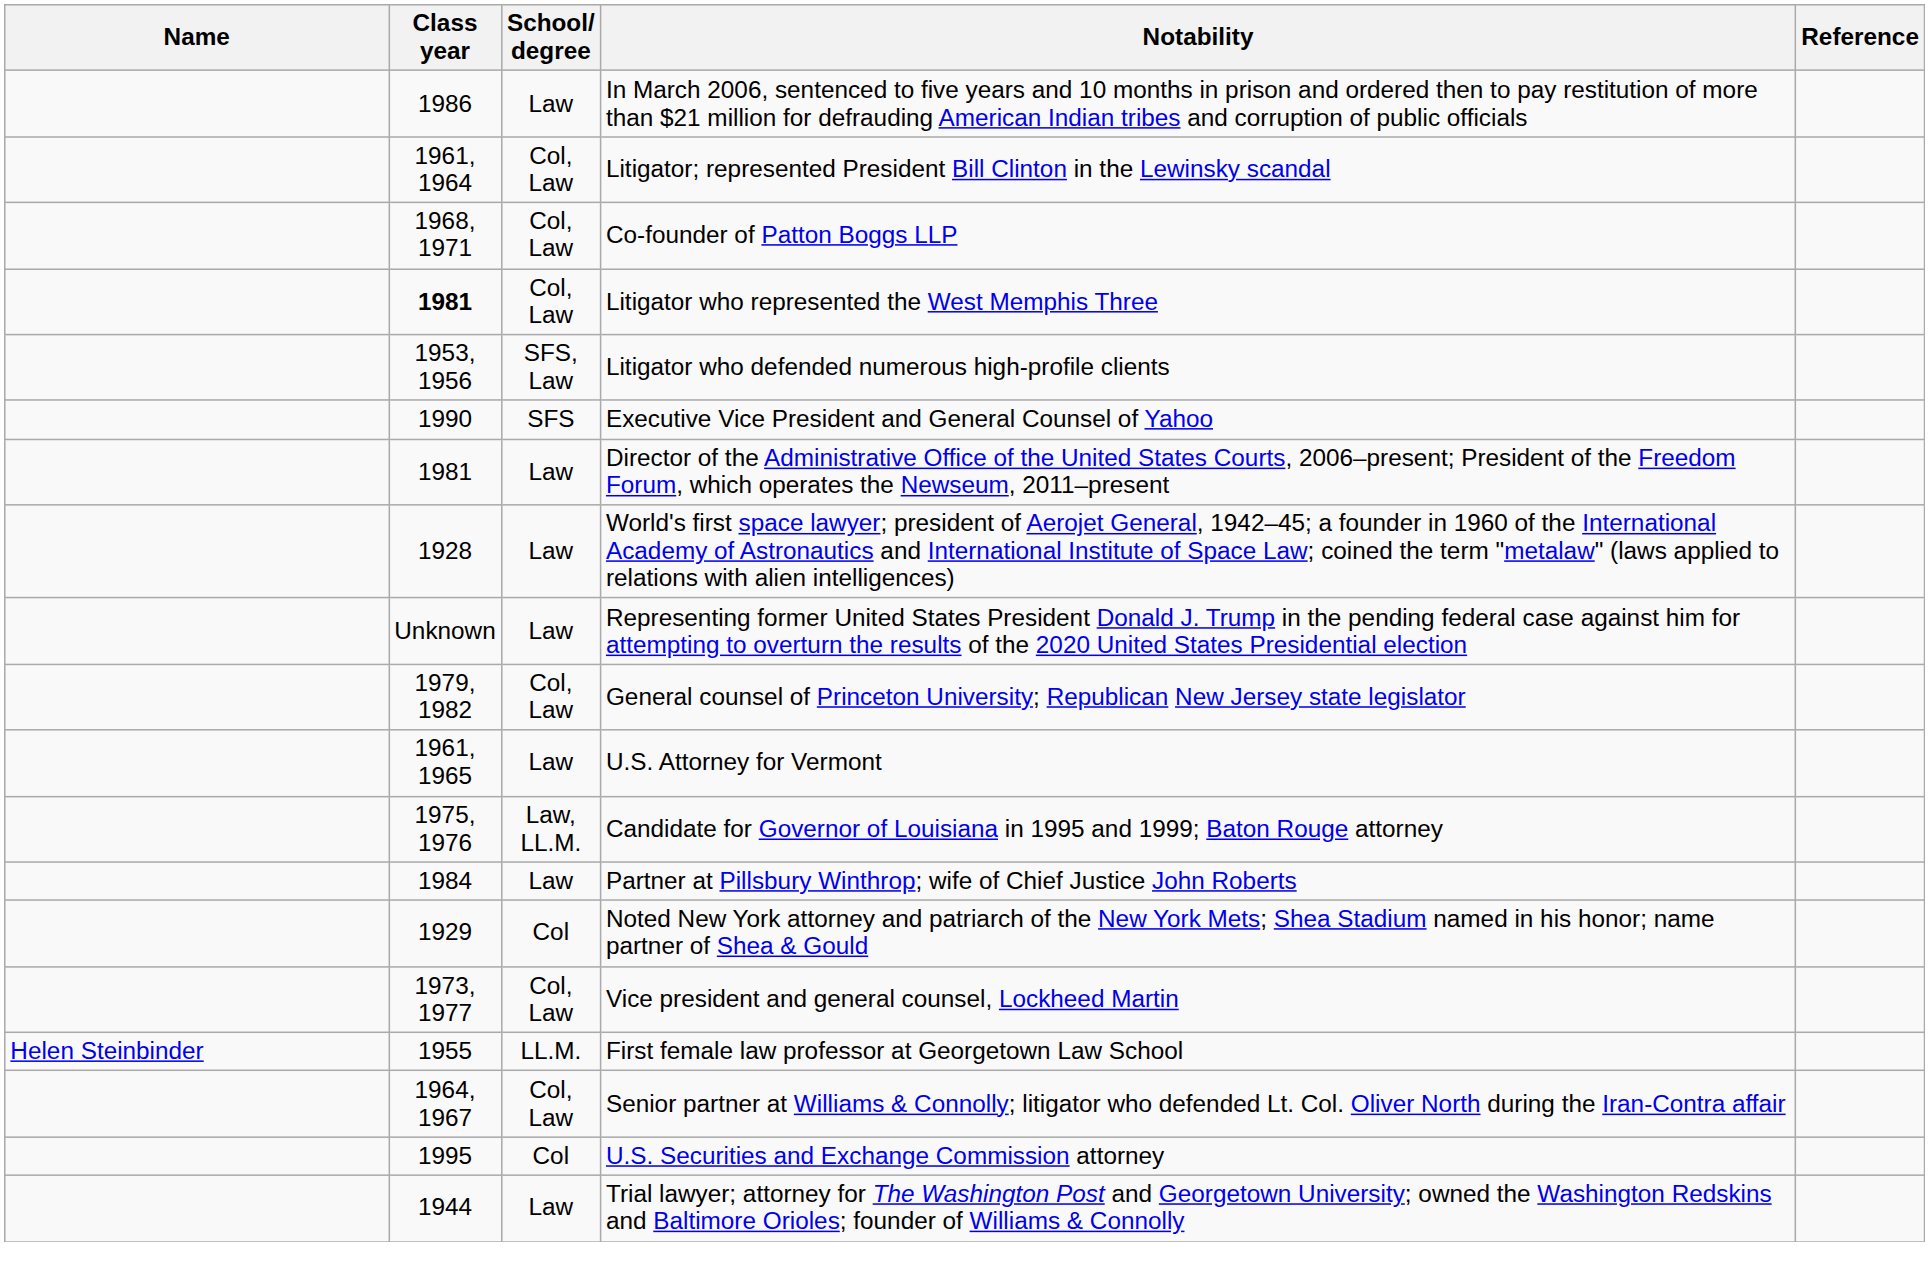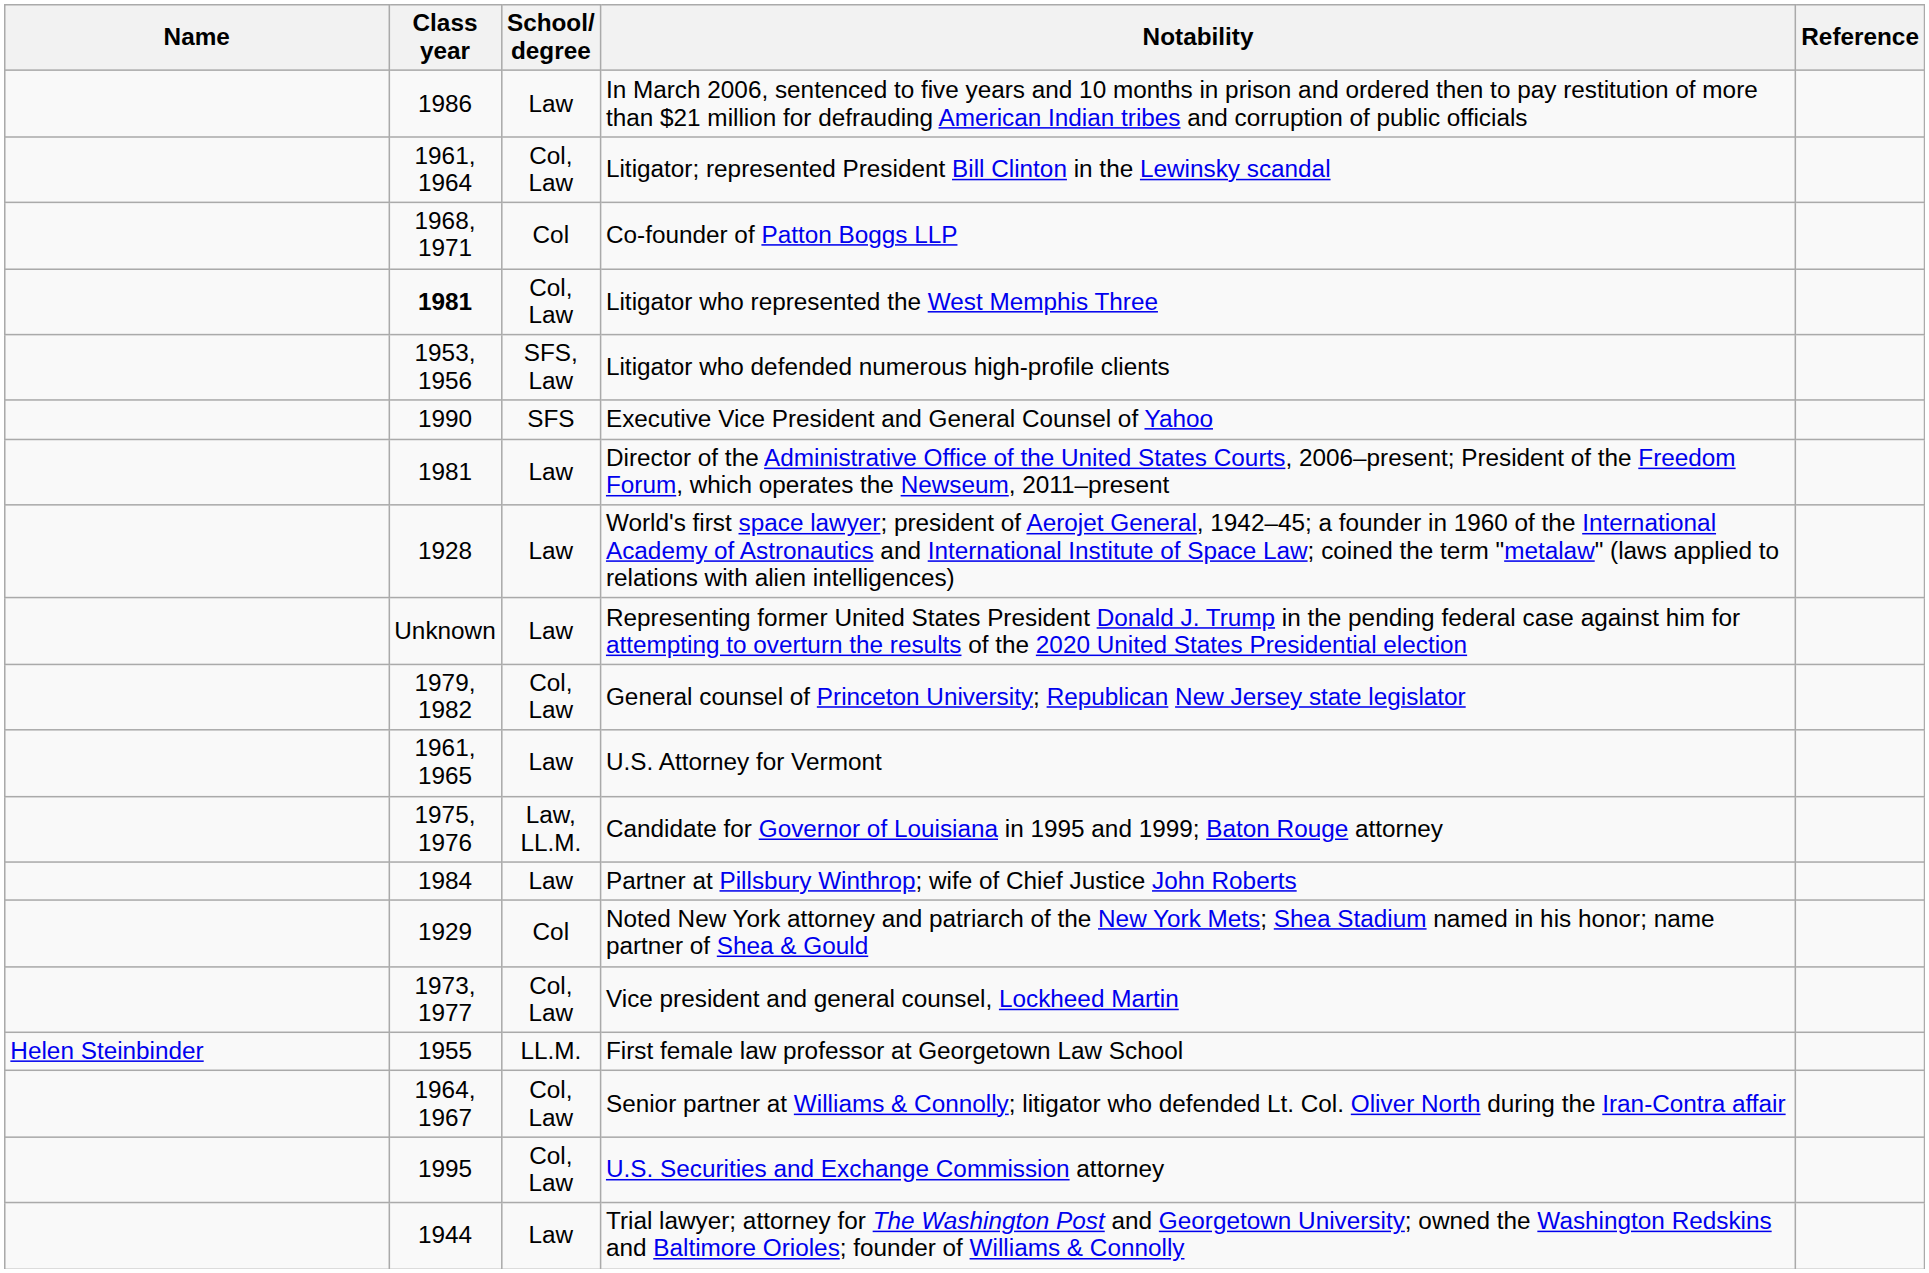(551, 235) Col, Law -> (551, 235) Col
(551, 1155) Col -> (551, 1169) Col, Law
